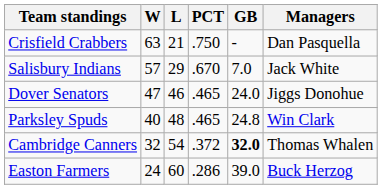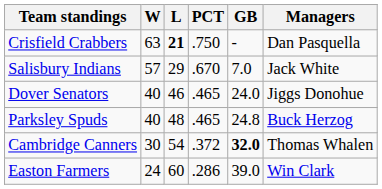(176, 42) normal -> (176, 42) bold
(153, 94) 47 -> (153, 94) 40
(301, 119) Win Clark -> (310, 119) Buck Herzog
(153, 145) 32 -> (153, 145) 30
(310, 171) Buck Herzog -> (301, 171) Win Clark
